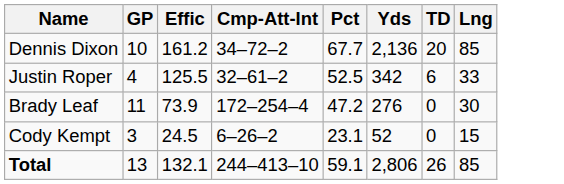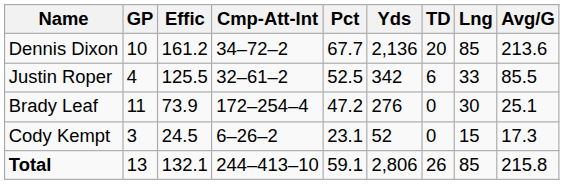+ column: (528, 19)
